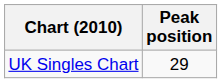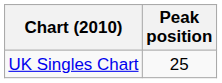(179, 63) 29 -> (179, 63) 25
